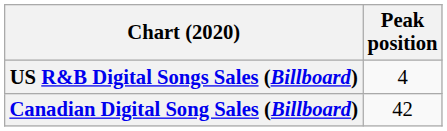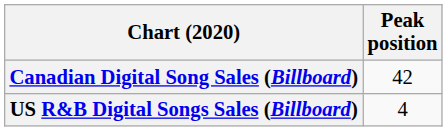rows swapped: (184, 109) <-> (184, 76)
